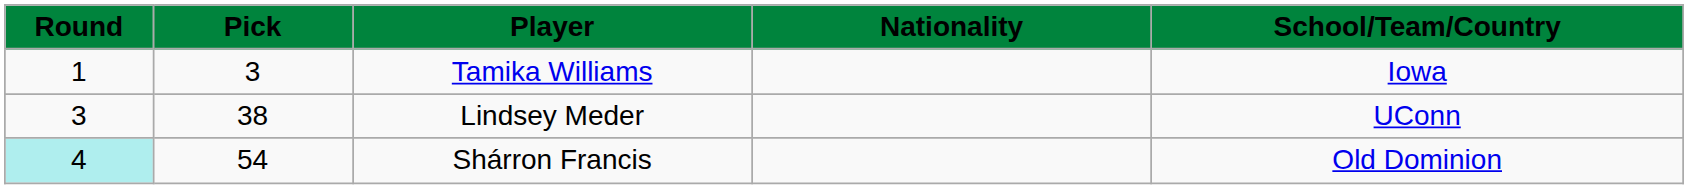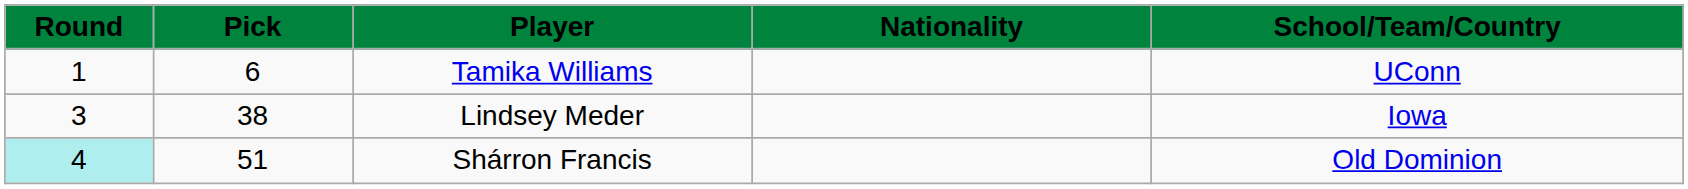(253, 71) 3 -> (253, 71) 6
(1417, 71) Iowa -> (1417, 71) UConn
(1417, 115) UConn -> (1417, 115) Iowa
(253, 159) 54 -> (253, 159) 51
